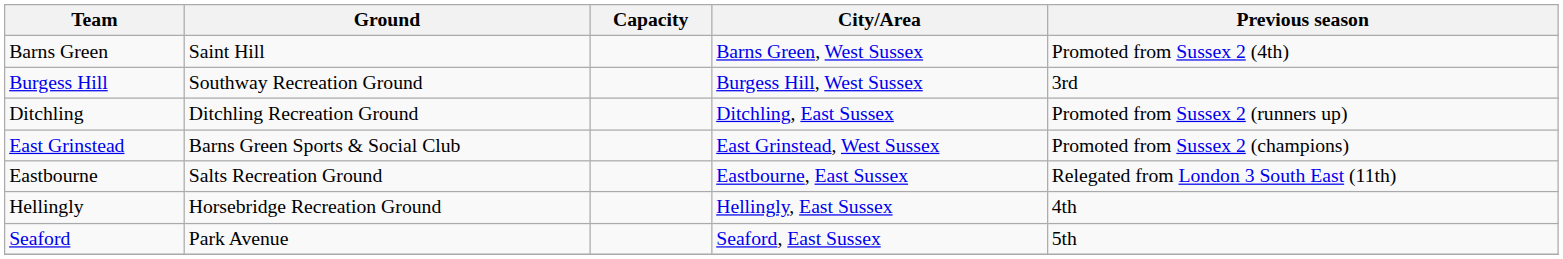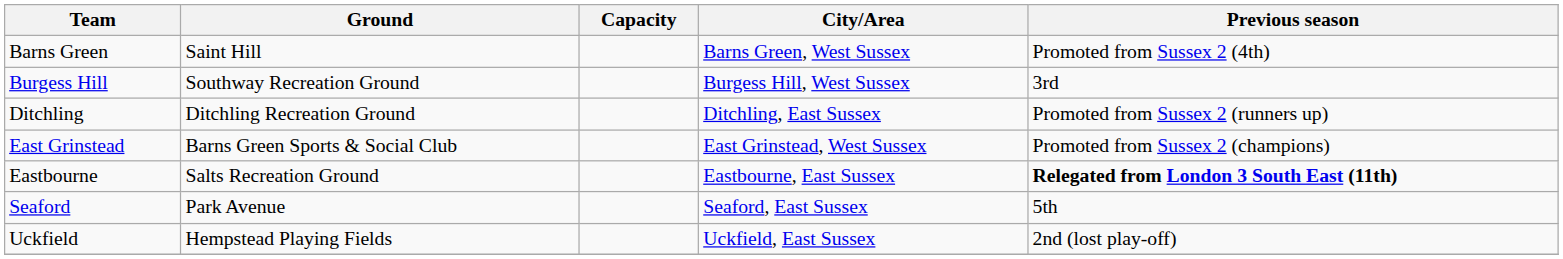(1224, 176) normal -> (1215, 176) bold
- row: (46, 207)
+ row: (44, 238)
